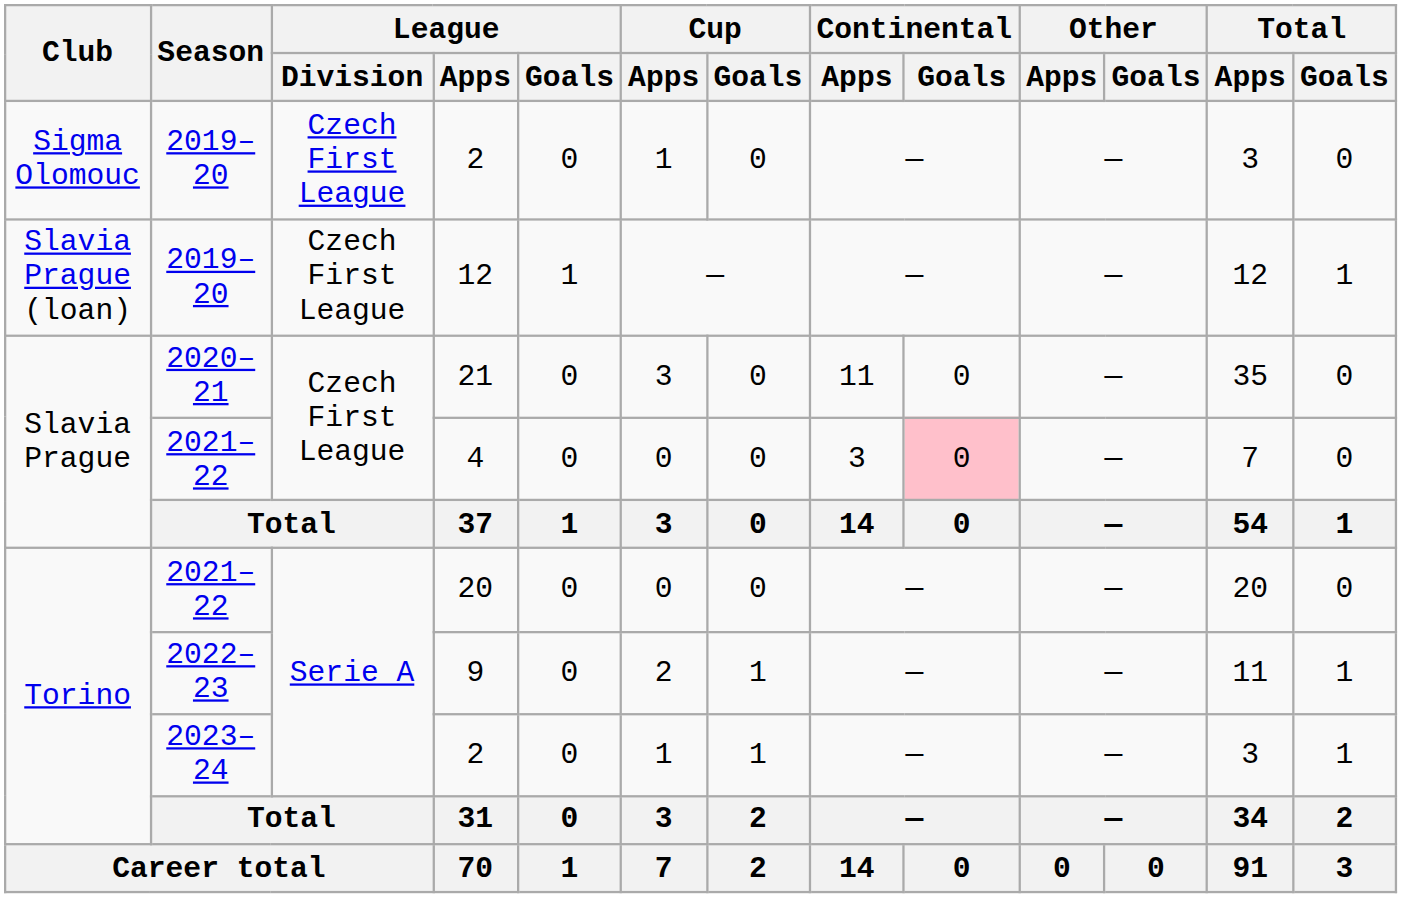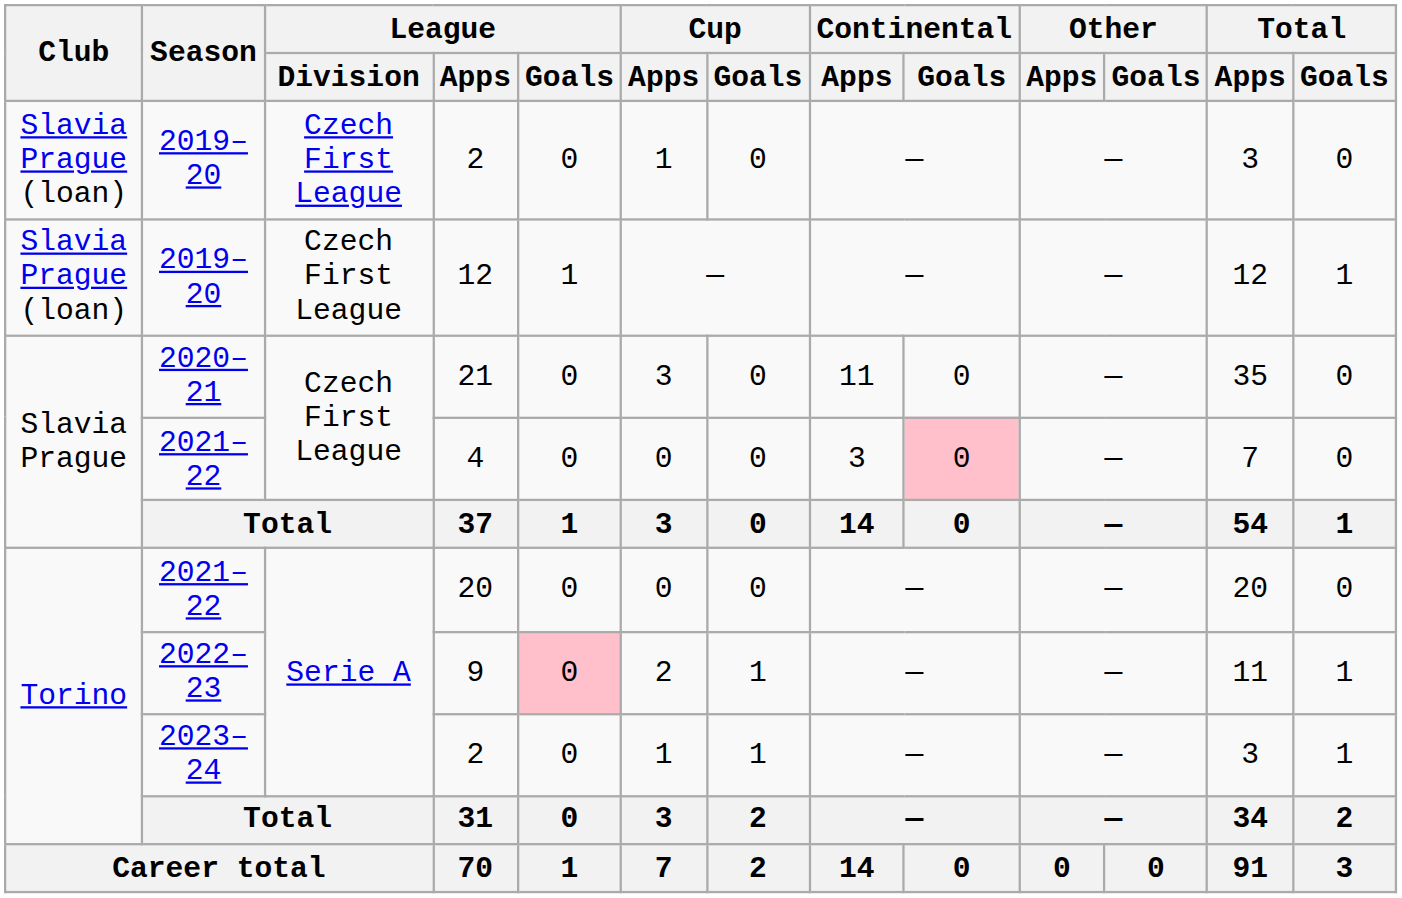(78, 160) Sigma Olomouc -> (74, 160) Slavia Prague (loan)
(570, 672) no background -> (570, 672) pink background
